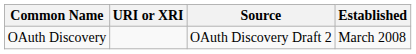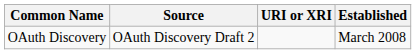columns swapped: (148, 15) <-> (261, 15)
